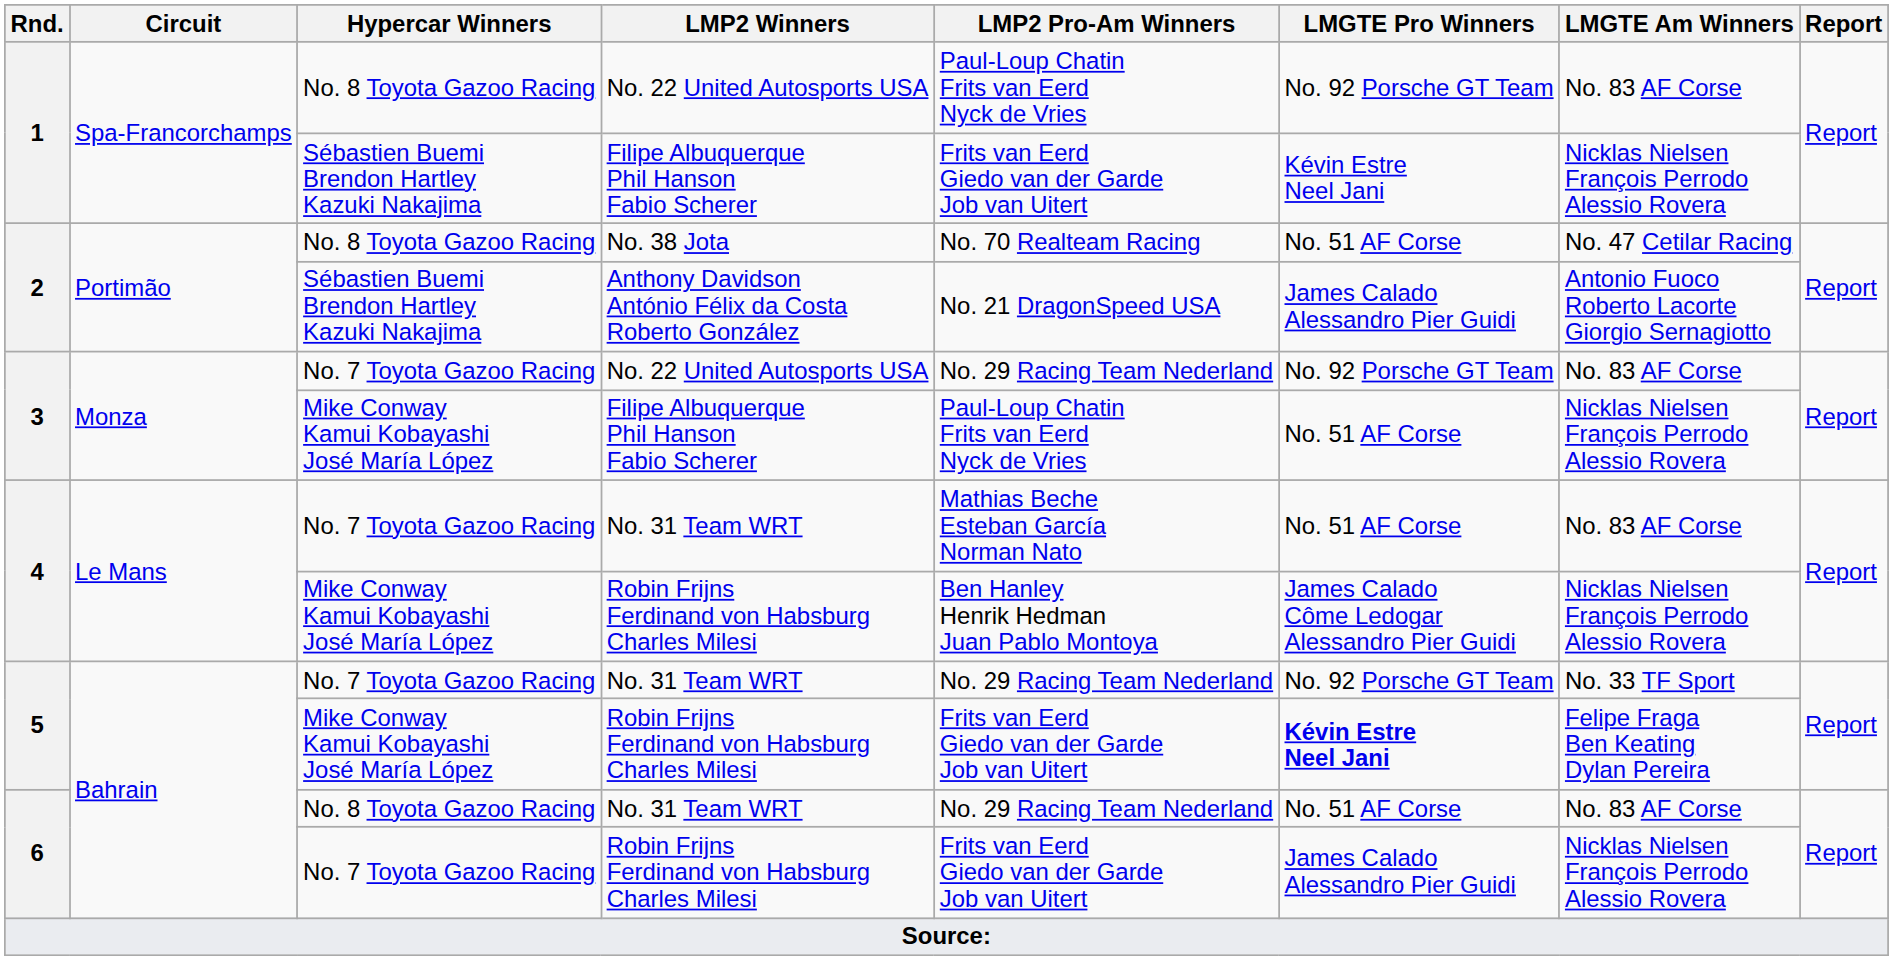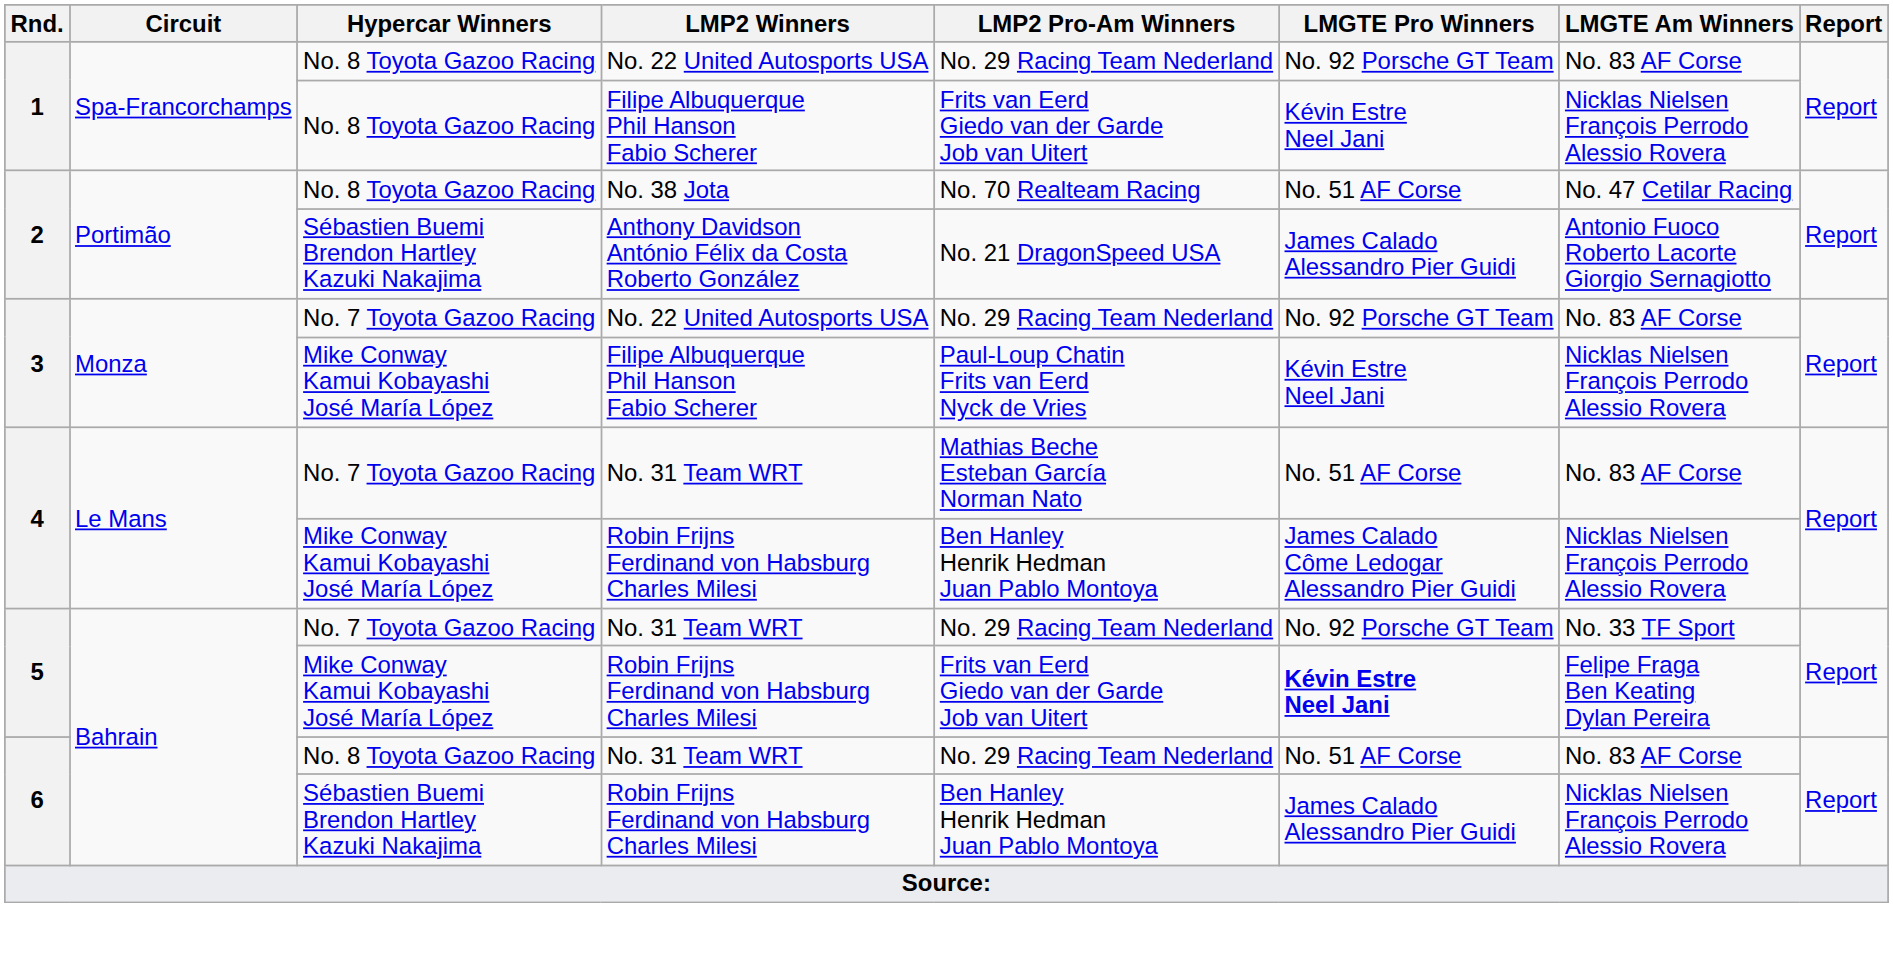(1032, 87) Paul-Loup Chatin Frits van Eerd Nyck de Vries -> (1106, 61) No. 29 Racing Team Nederland
(394, 178) Sébastien Buemi Brendon Hartley Kazuki Nakajima -> (449, 125) No. 8 Toyota Gazoo Racing
(1373, 435) No. 51 AF Corse -> (1346, 382) Kévin Estre Neel Jani
(449, 872) No. 7 Toyota Gazoo Racing -> (394, 819) Sébastien Buemi Brendon Hartley Kazuki Nakajima
(1052, 872) Frits van Eerd Giedo van der Garde Job van Uitert -> (1049, 819) Ben Hanley Henrik Hedman Juan Pablo Montoya
